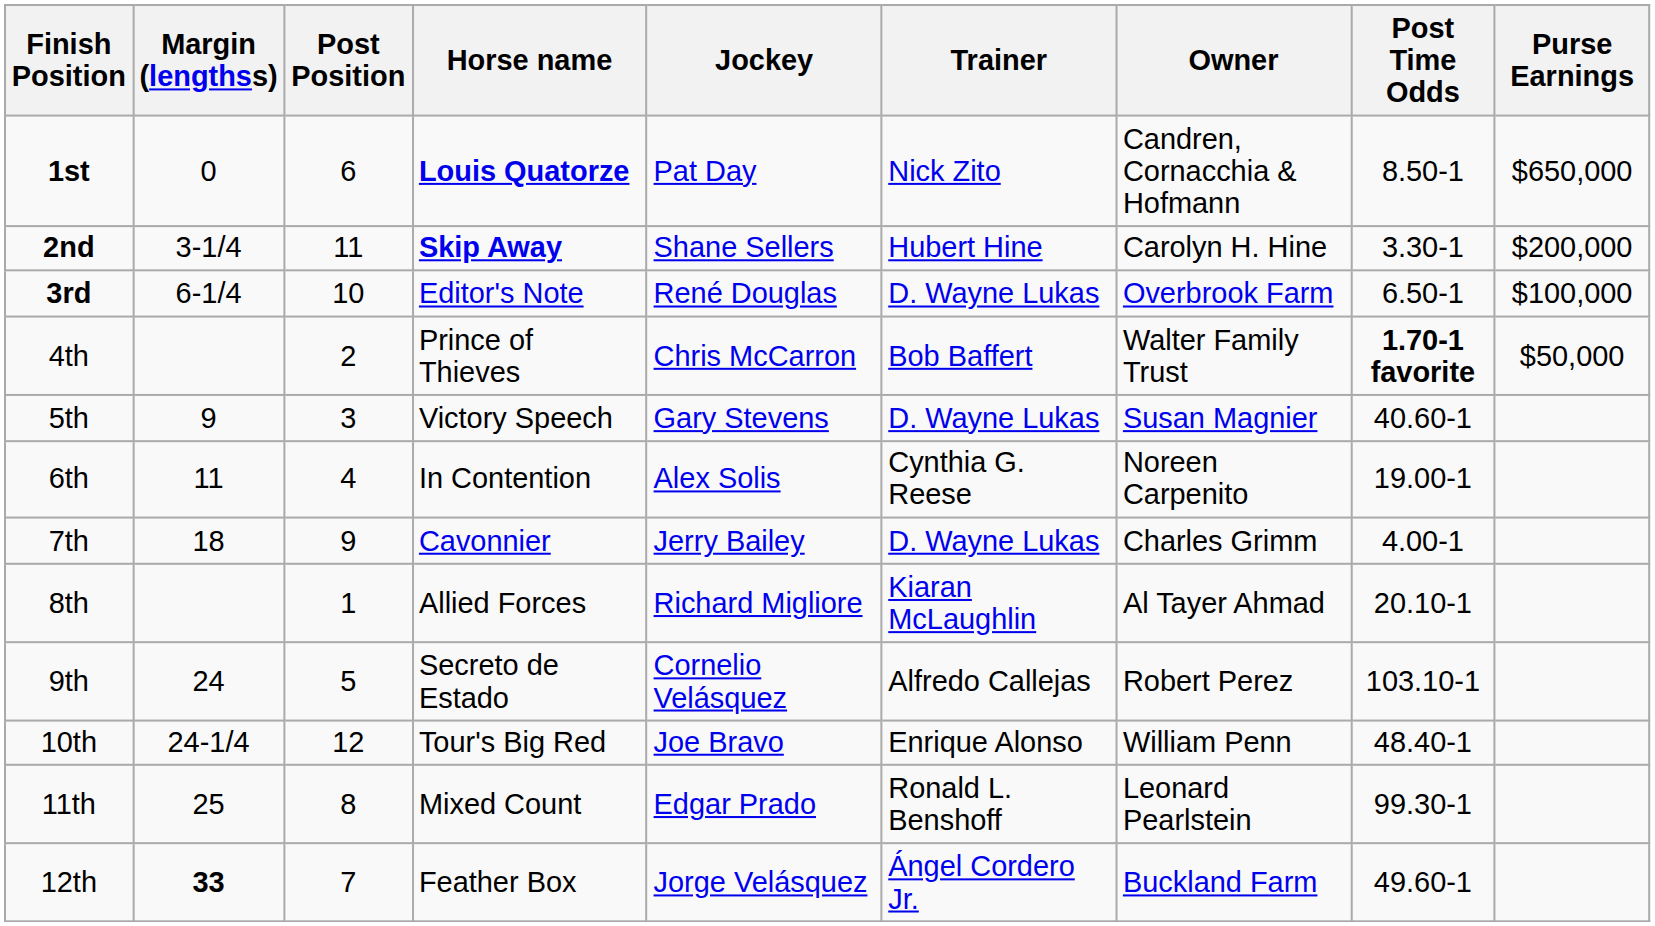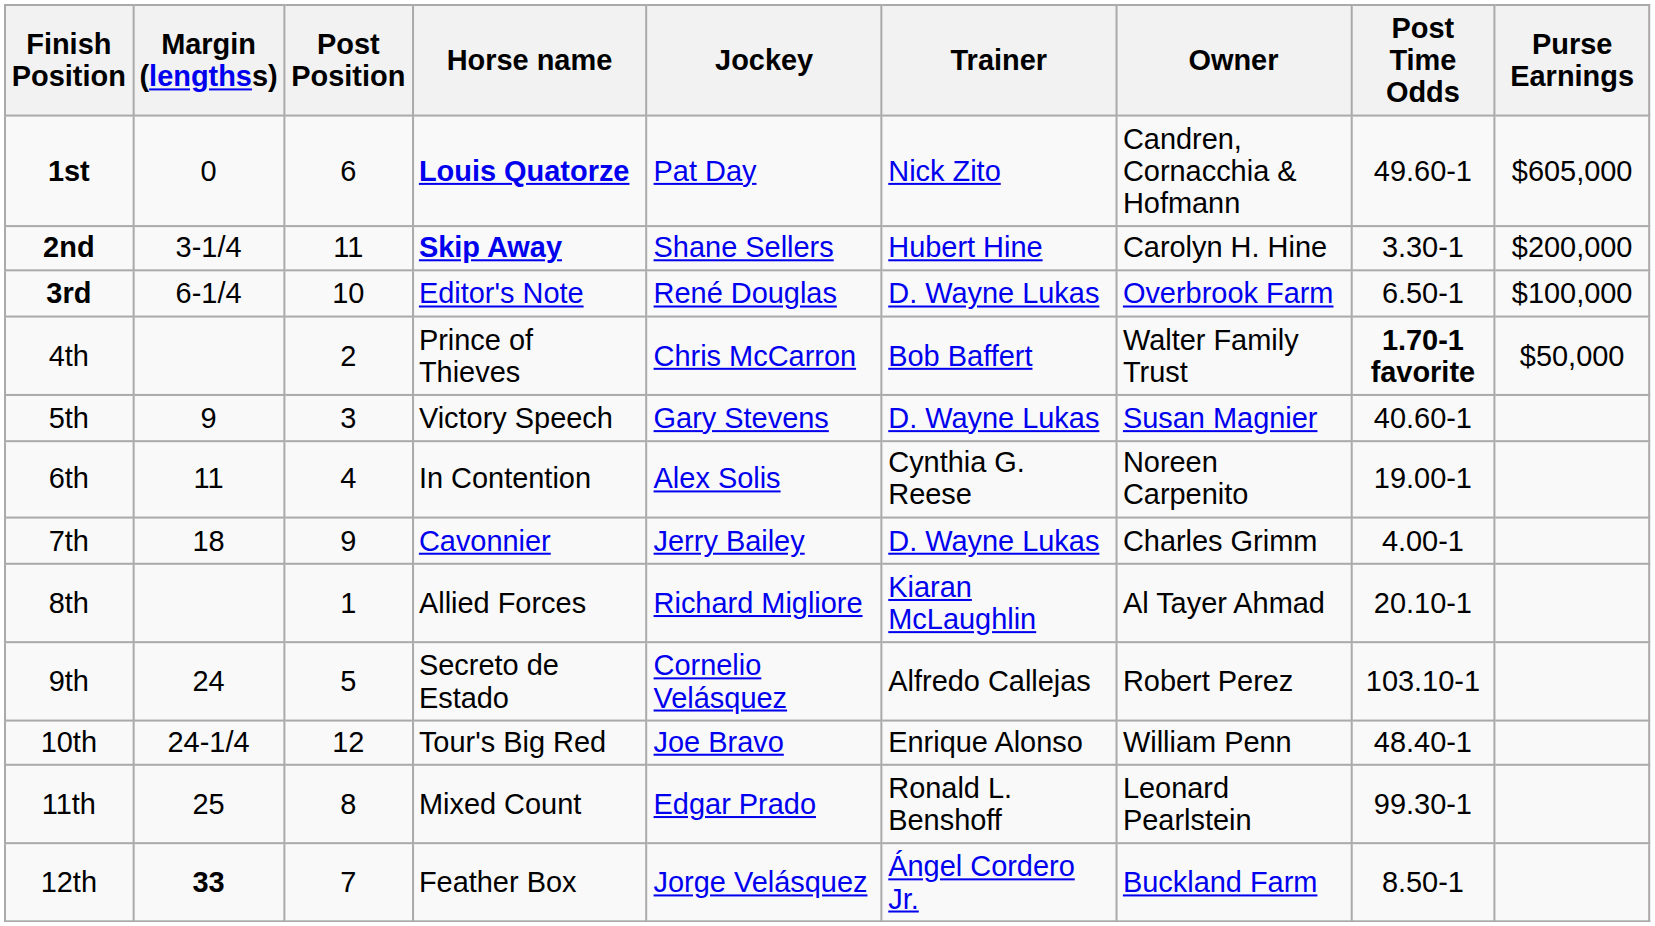(1423, 170) 8.50-1 -> (1423, 170) 49.60-1
(1572, 170) $650,000 -> (1572, 170) $605,000
(1423, 883) 49.60-1 -> (1423, 883) 8.50-1
